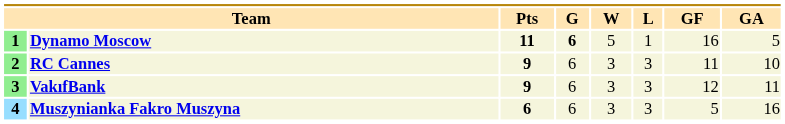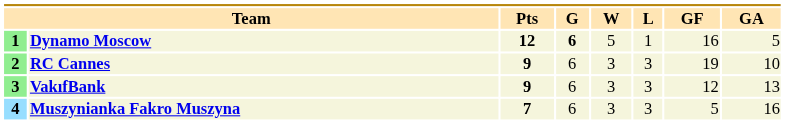(527, 41) 11 -> (527, 41) 12
(711, 63) 11 -> (711, 63) 19
(772, 86) 11 -> (772, 86) 13
(527, 109) 6 -> (527, 109) 7
